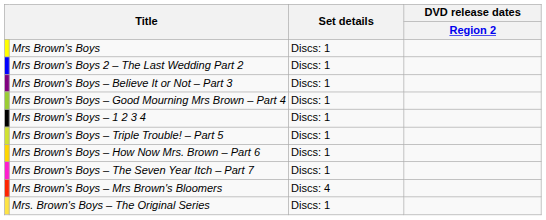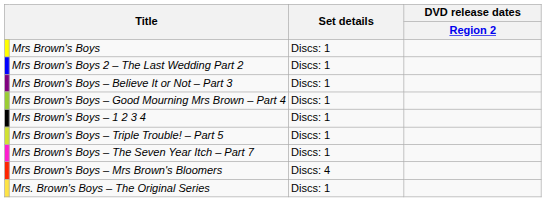- row: (136, 153)
